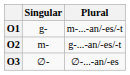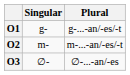(95, 28) m-...-an/-es/-t -> (95, 28) g-...-an/-es/-t
(95, 45) g-...-an/-es/-t -> (95, 45) m-...-an/-es/-t
